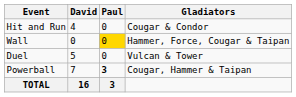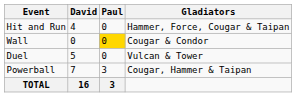(168, 26) Cougar & Condor -> (208, 26) Hammer, Force, Cougar & Taipan
(208, 41) Hammer, Force, Cougar & Taipan -> (168, 41) Cougar & Condor
(104, 70) bold -> (104, 70) normal
